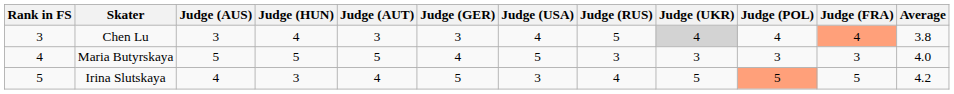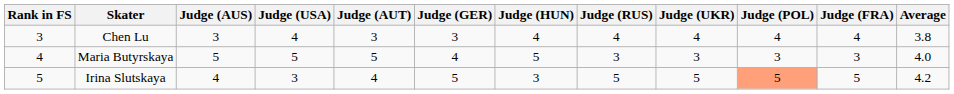columns swapped: (296, 15) <-> (538, 15)
(616, 36) 5 -> (616, 36) 4
(697, 36) lightgrey background -> (697, 36) no background
(857, 36) lightsalmon background -> (857, 36) no background
(616, 78) 4 -> (616, 78) 5
